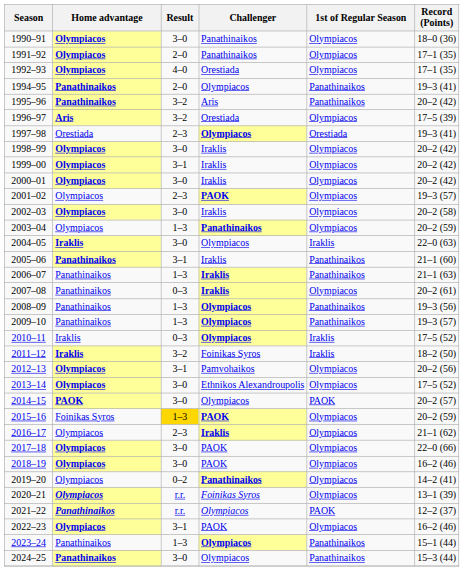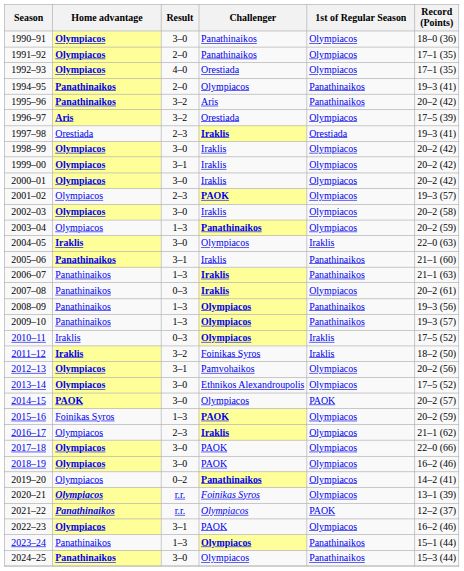(226, 133) Olympiacos -> (215, 133) Iraklis
(180, 416) gold background -> (180, 416) no background
